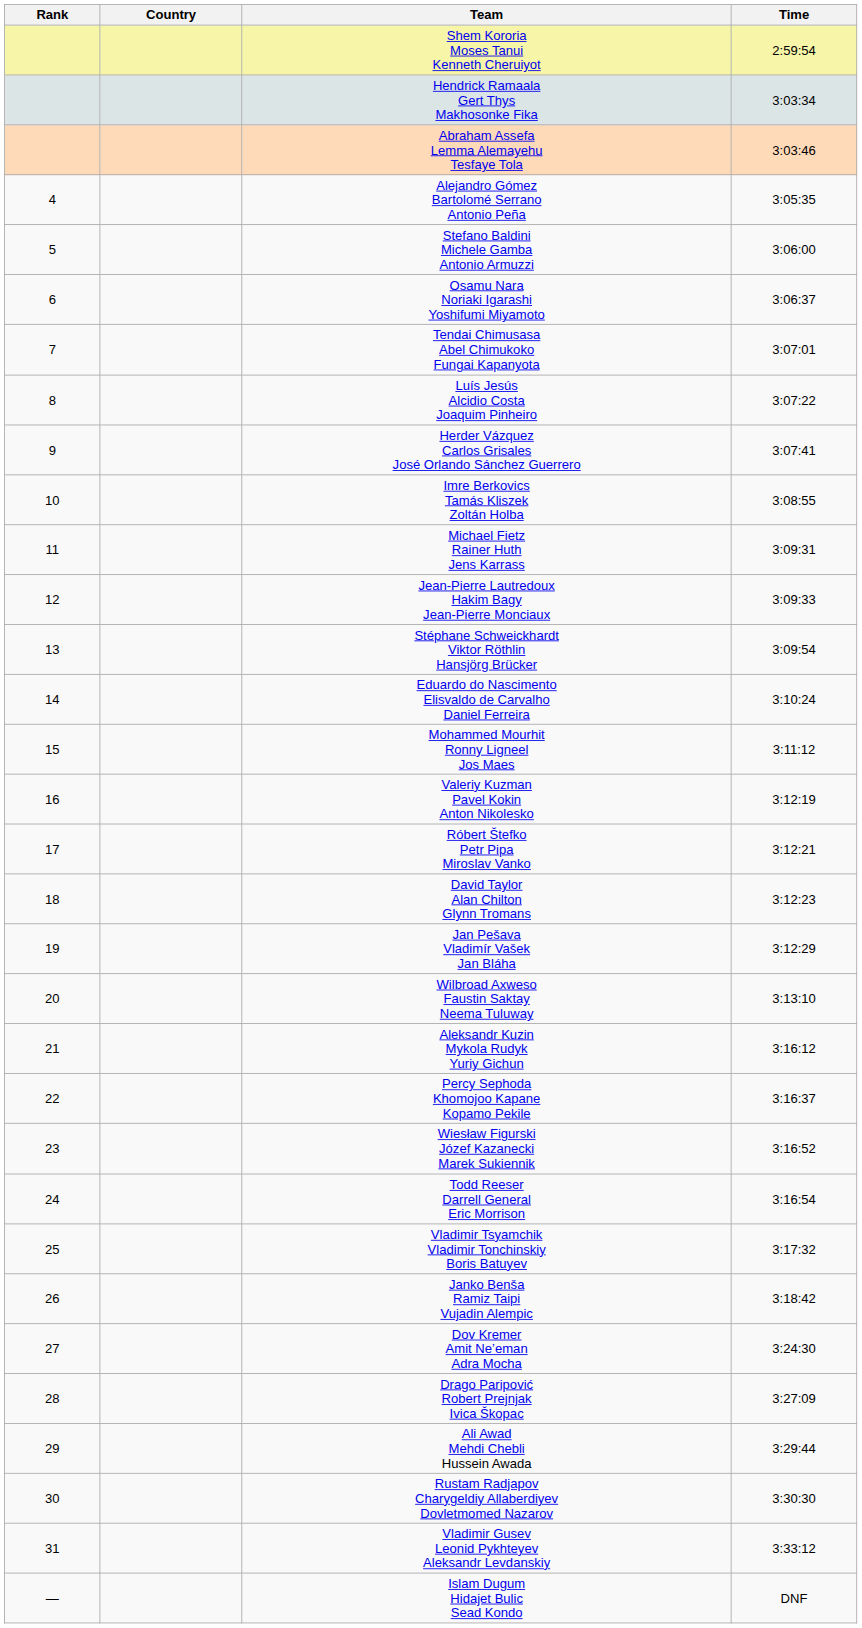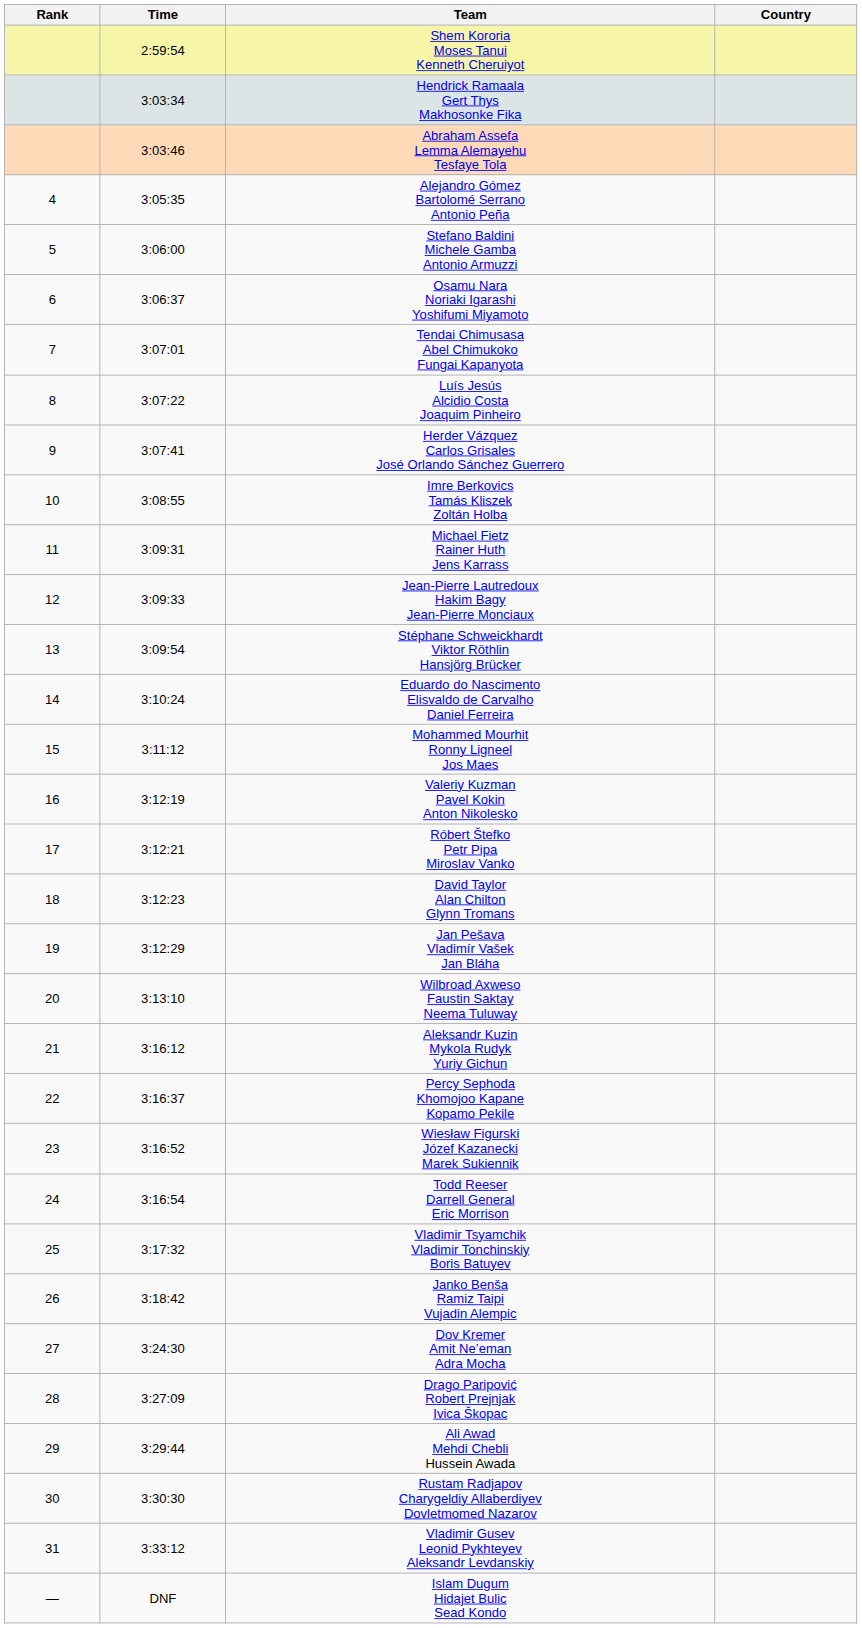columns swapped: (171, 15) <-> (794, 15)
